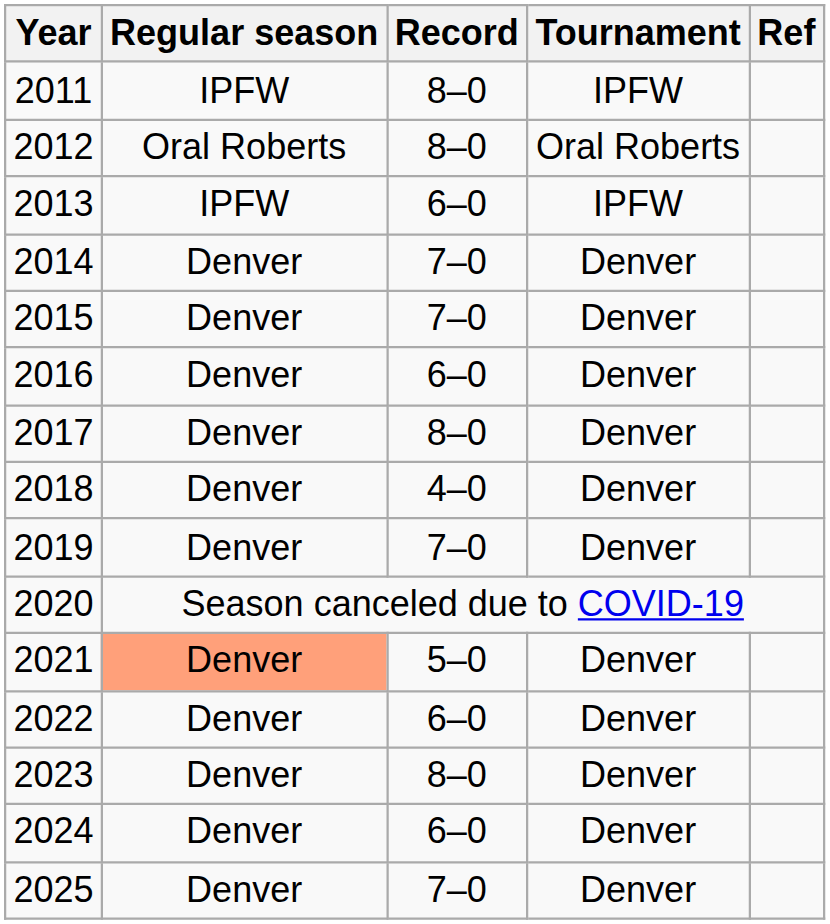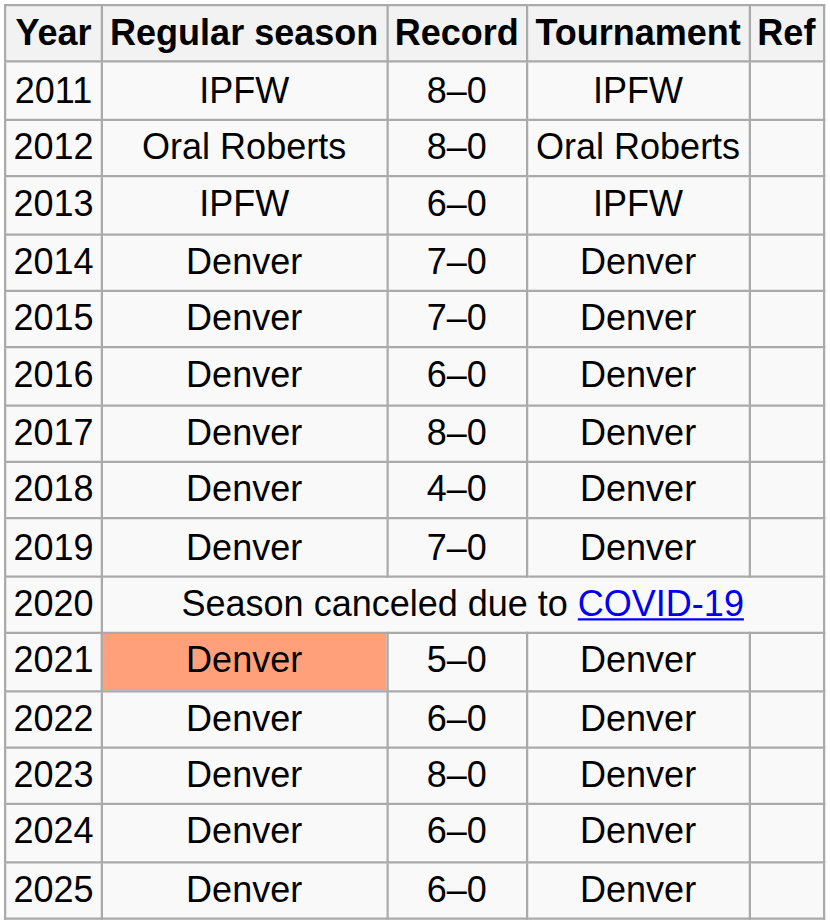(457, 889) 7–0 -> (457, 889) 6–0
